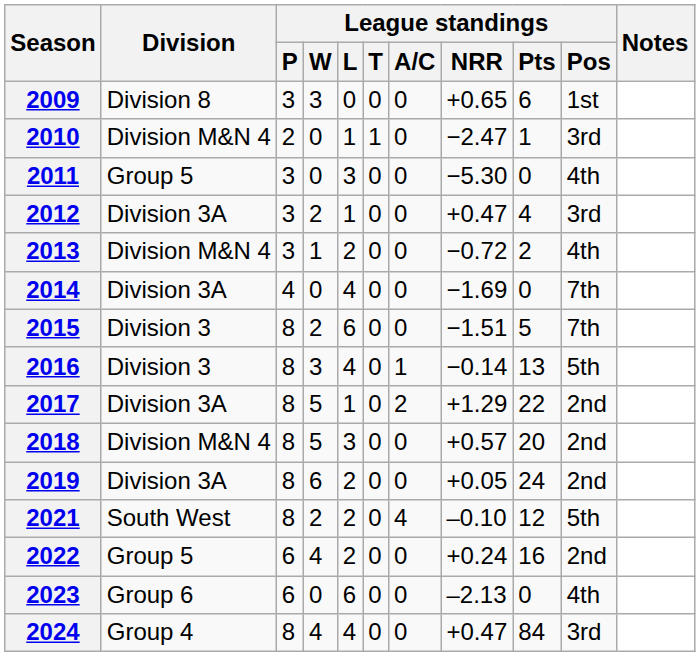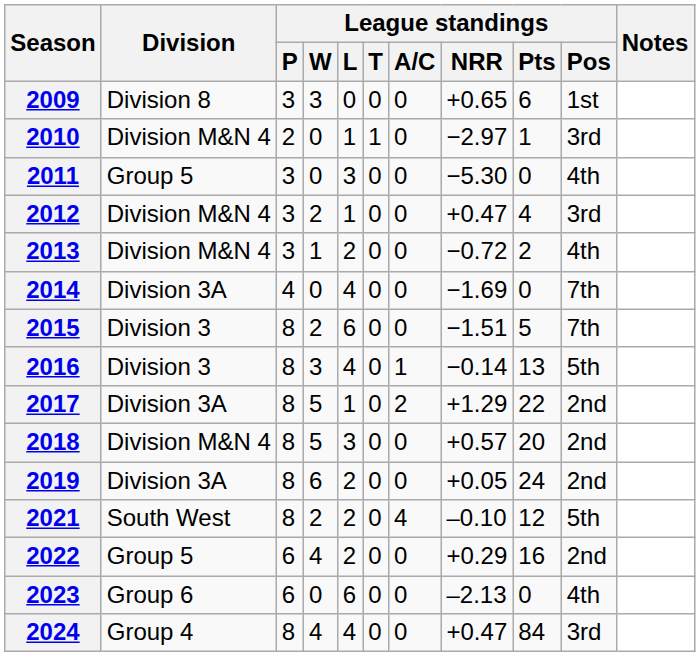(477, 137) −2.47 -> (477, 137) −2.97
(167, 213) Division 3A -> (189, 213) Division M&N 4
(477, 556) +0.24 -> (477, 556) +0.29
